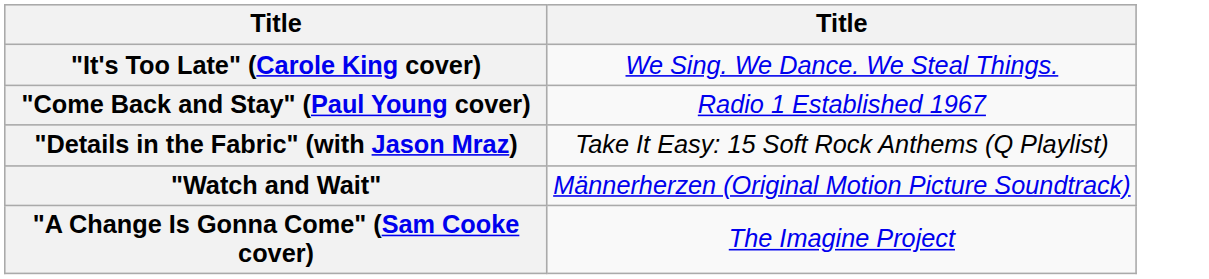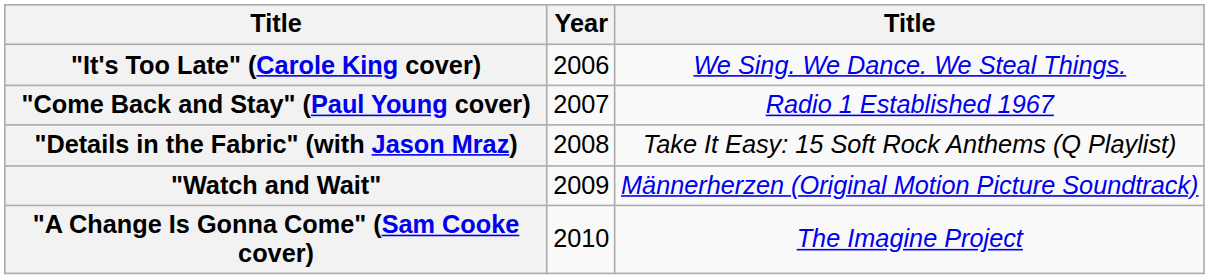+ column: (581, 24)
